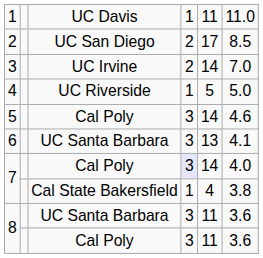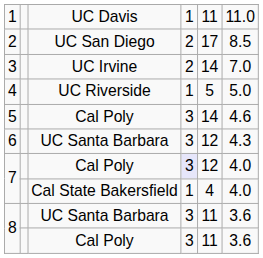(210, 141) 13 -> (210, 141) 12
(240, 141) 4.1 -> (240, 141) 4.3
(210, 166) 14 -> (210, 166) 12
(240, 191) 3.8 -> (240, 191) 4.0
